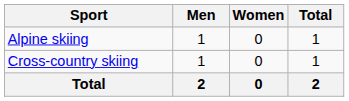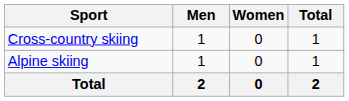rows swapped: (48, 38) <-> (73, 61)
